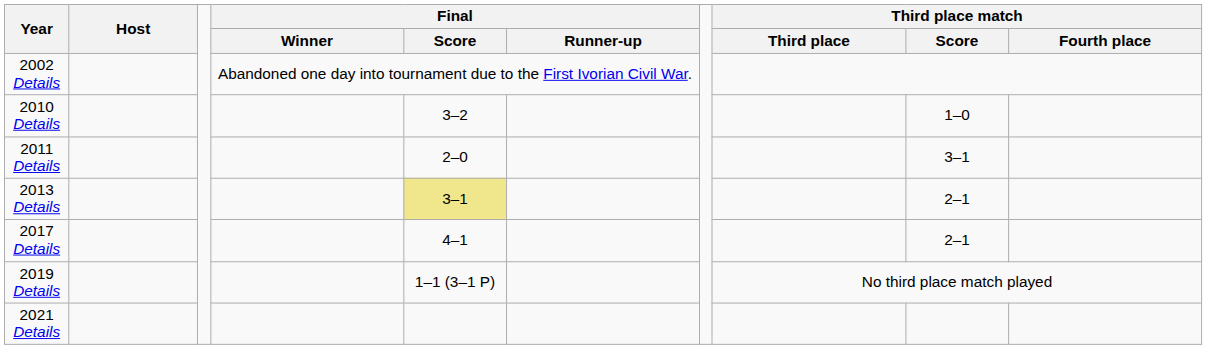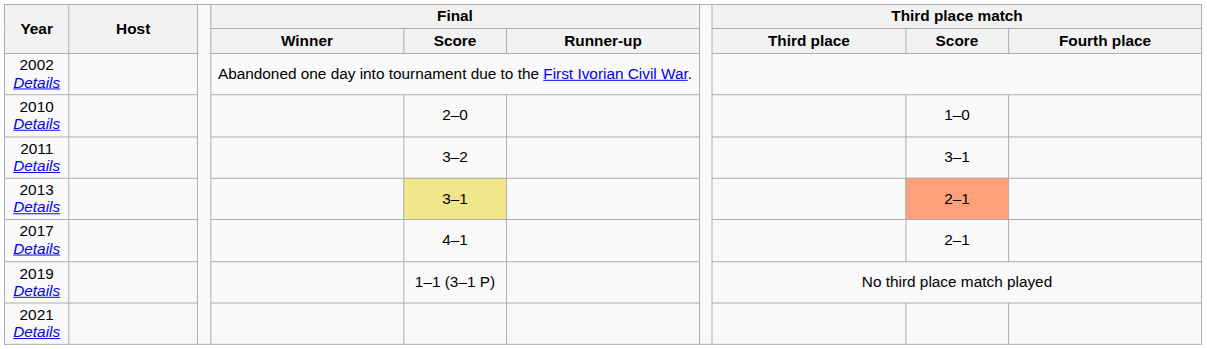(455, 115) 3–2 -> (455, 115) 2–0
(455, 157) 2–0 -> (455, 157) 3–2
(957, 198) no background -> (957, 198) lightsalmon background
